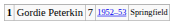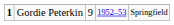(90, 12) 7 -> (90, 12) 9
